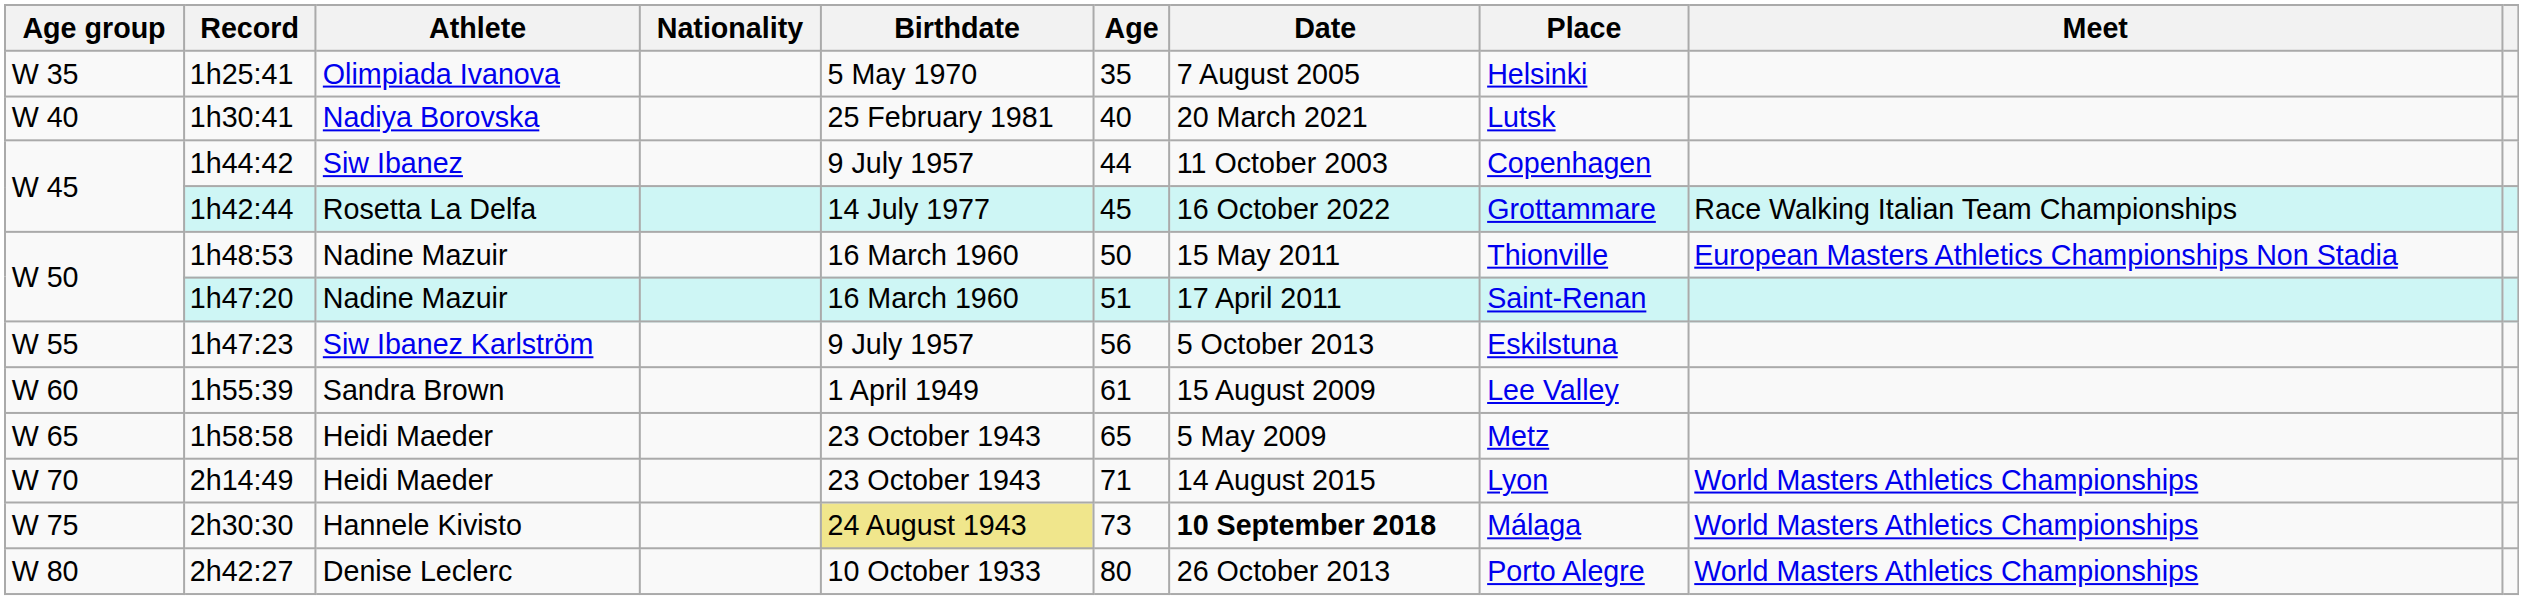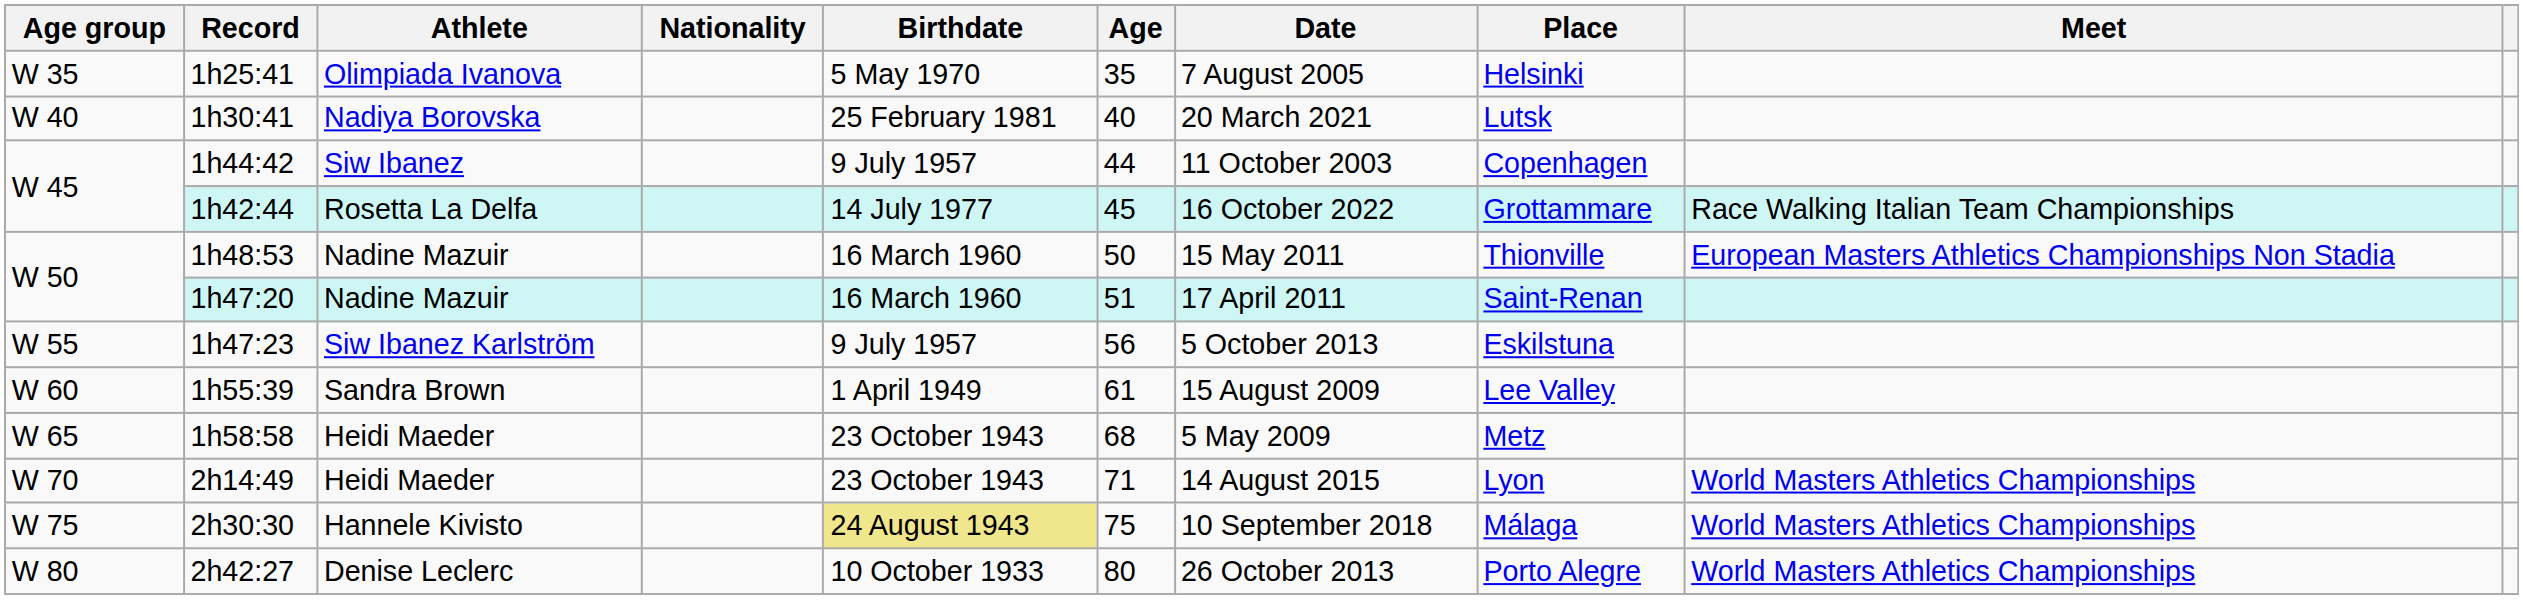(1116, 435) 65 -> (1120, 435) 68
(1116, 526) 73 -> (1120, 526) 75
(1306, 526) bold -> (1307, 526) normal
